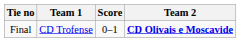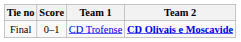columns swapped: (66, 12) <-> (110, 12)
